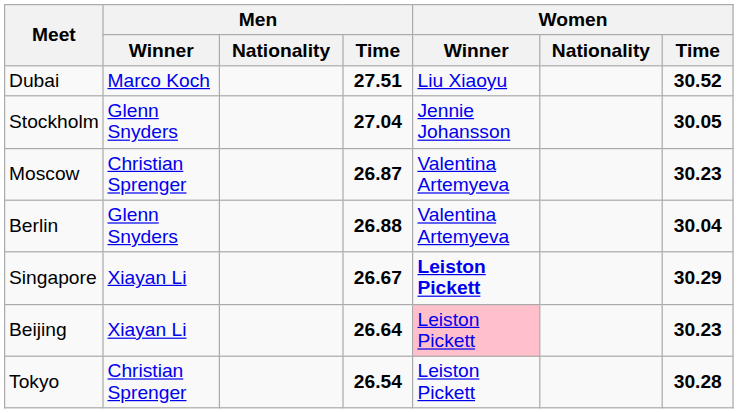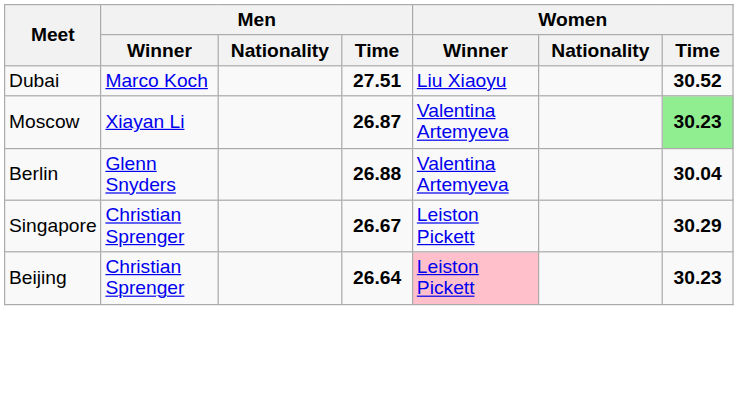- row: (54, 121)
(147, 173) Christian Sprenger -> (145, 121) Xiayan Li
(698, 173) no background -> (698, 121) lightgreen background
(147, 278) Xiayan Li -> (145, 225) Christian Sprenger
(452, 278) bold -> (448, 225) normal
(147, 330) Xiayan Li -> (145, 278) Christian Sprenger
- row: (34, 382)
